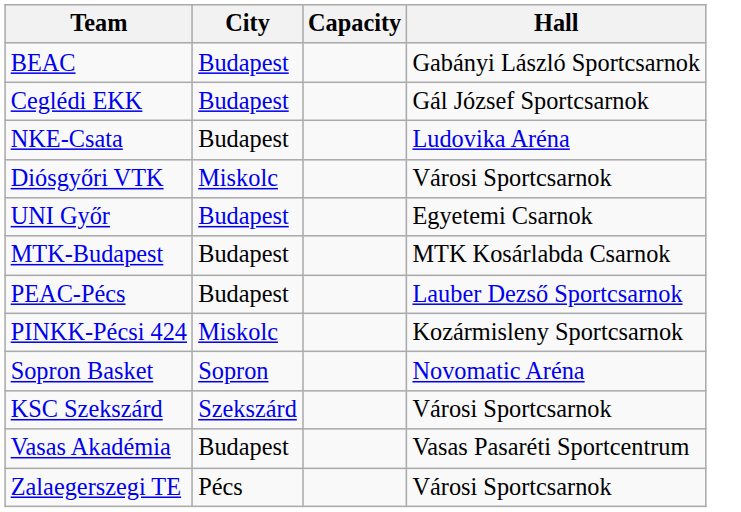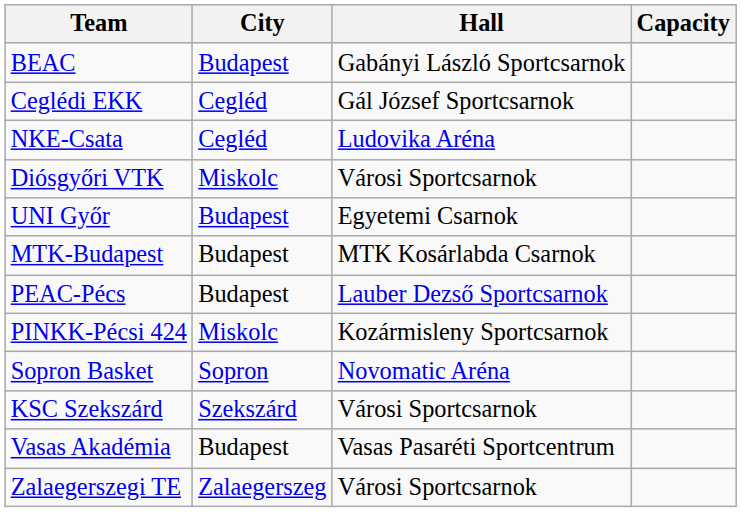columns swapped: (556, 23) <-> (355, 23)
(243, 100) Budapest -> (233, 100) Cegléd
(243, 139) Budapest -> (233, 139) Cegléd
(221, 486) Pécs -> (262, 486) Zalaegerszeg
